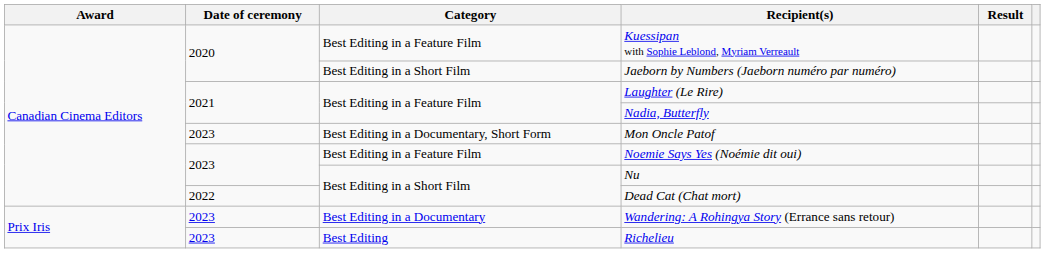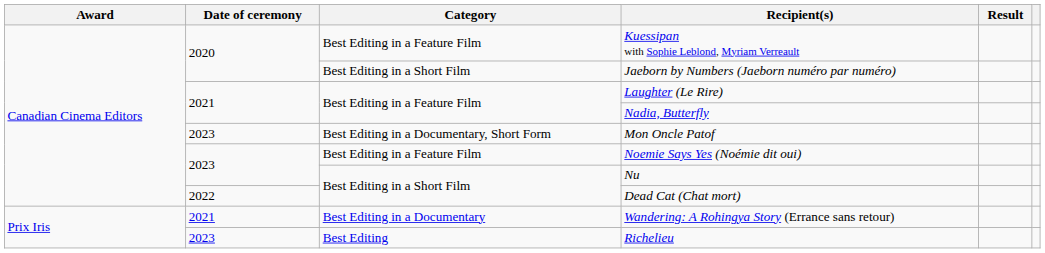(202, 216) 2023 -> (202, 216) 2021
